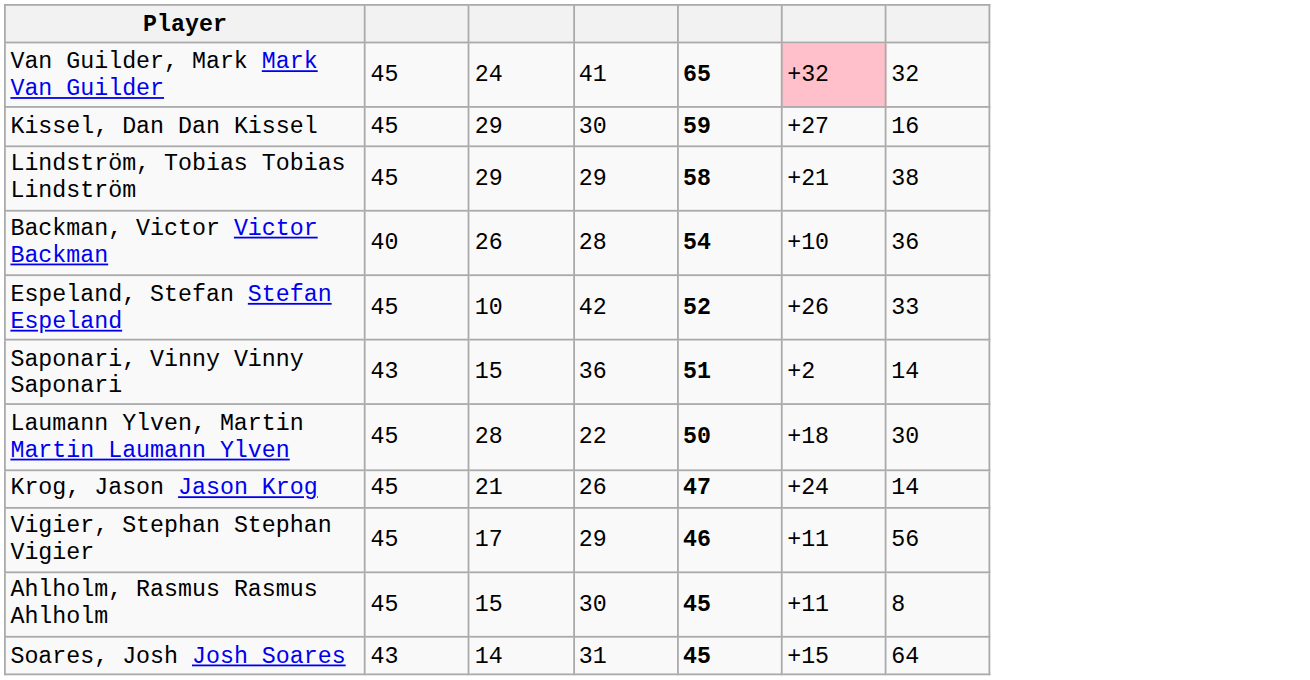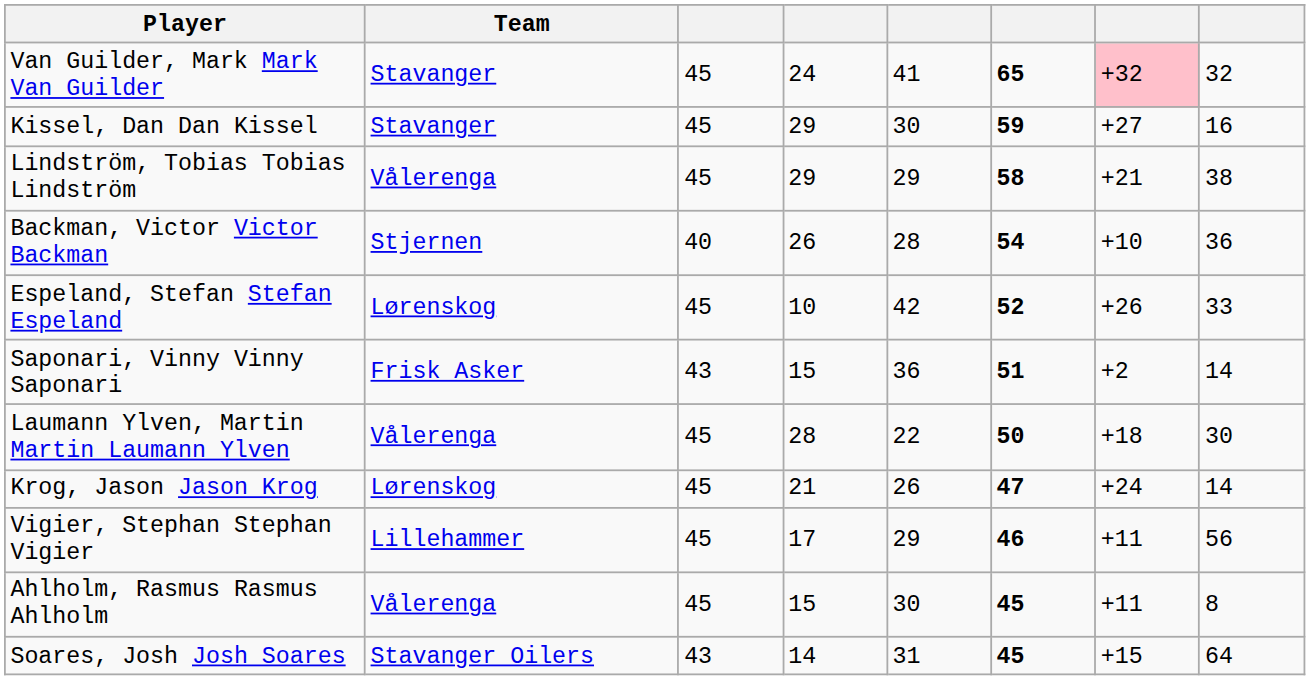+ column: (522, 24)
